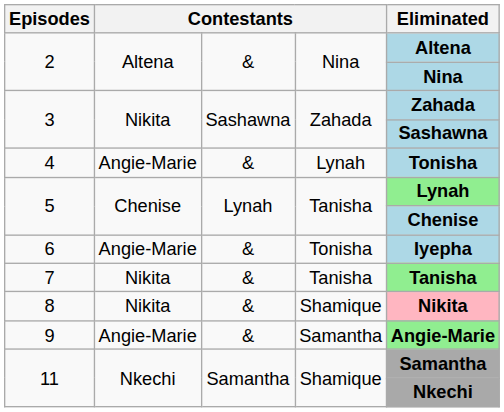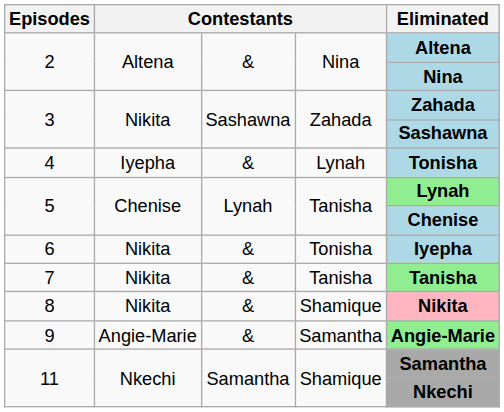(148, 162) Angie-Marie -> (148, 162) Iyepha
(148, 248) Angie-Marie -> (148, 248) Nikita
